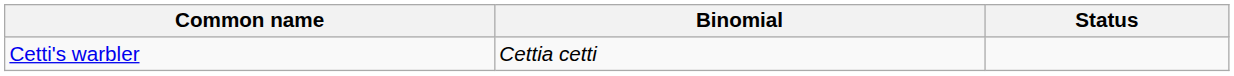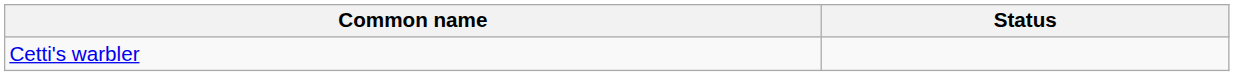- column: (739, 20)
